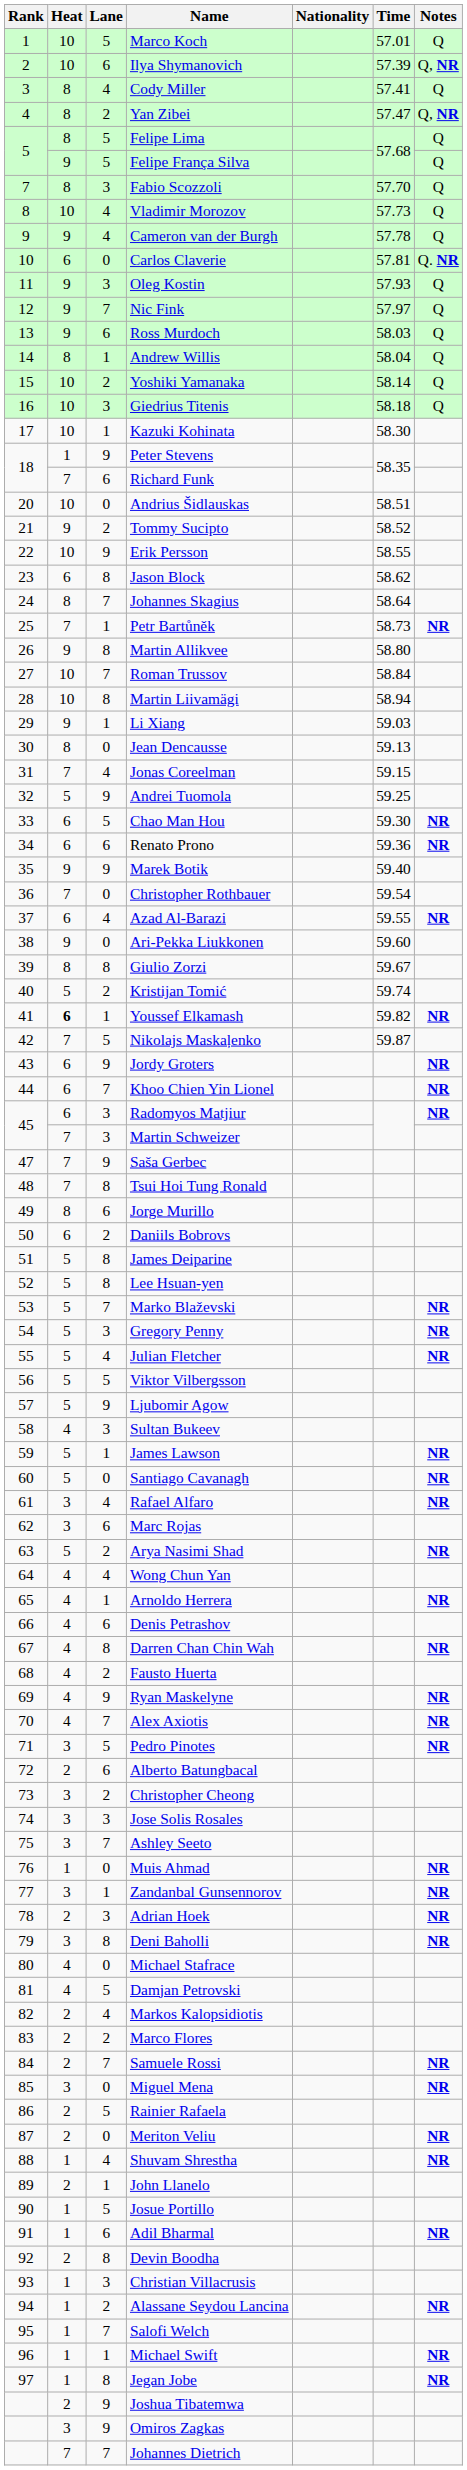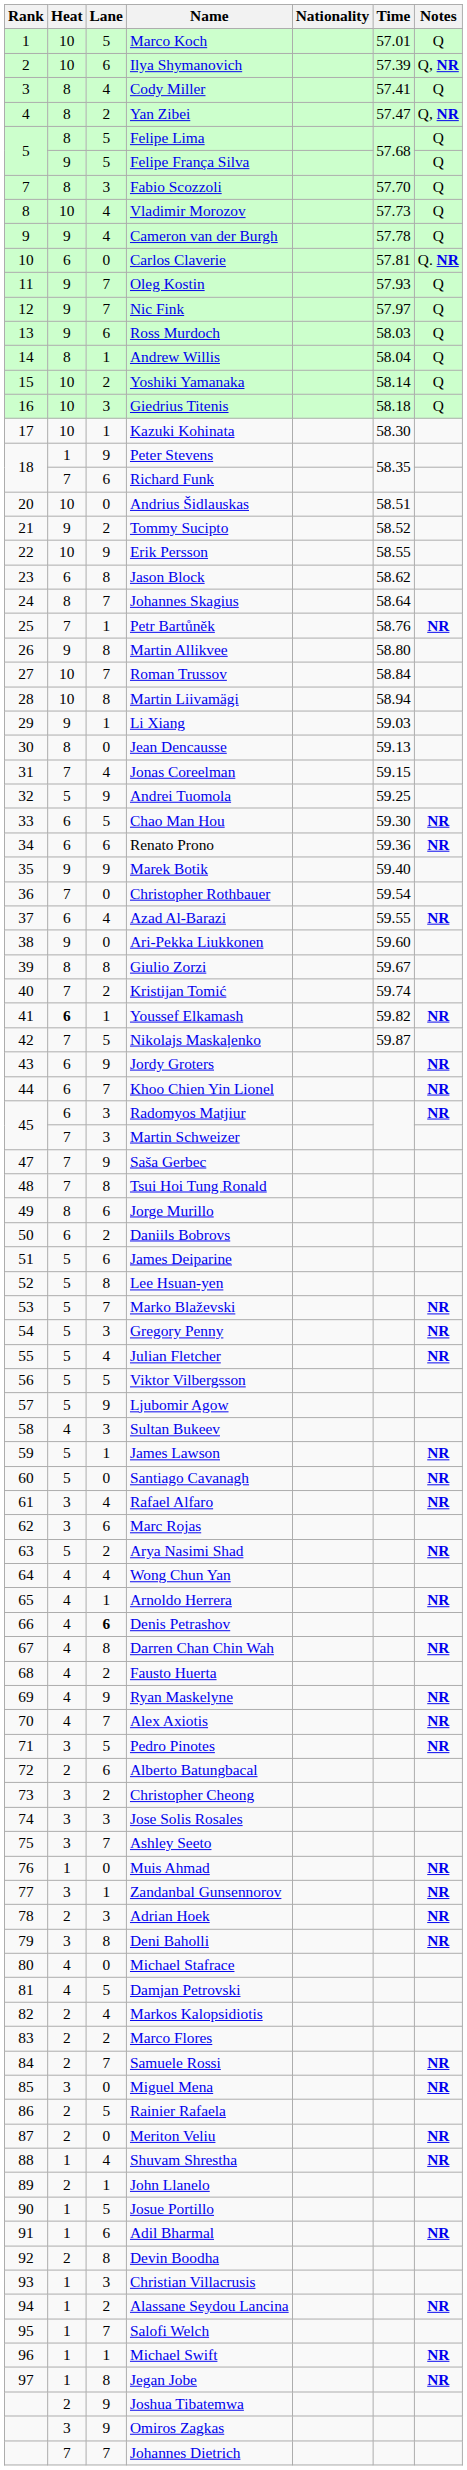(106, 284) 3 -> (106, 284) 7
(393, 625) 58.73 -> (393, 625) 58.76
(67, 991) 5 -> (67, 991) 7
(106, 1259) 8 -> (106, 1259) 6
(106, 1624) normal -> (106, 1624) bold
